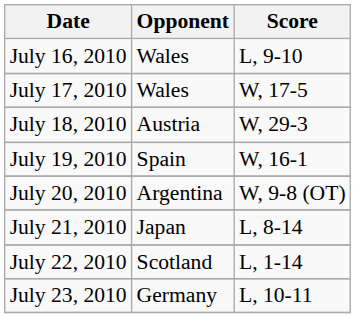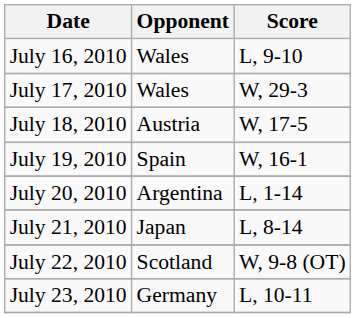(273, 90) W, 17-5 -> (273, 90) W, 29-3
(273, 124) W, 29-3 -> (273, 124) W, 17-5
(292, 192) W, 9-8 (OT) -> (271, 192) L, 1-14
(271, 261) L, 1-14 -> (292, 261) W, 9-8 (OT)
